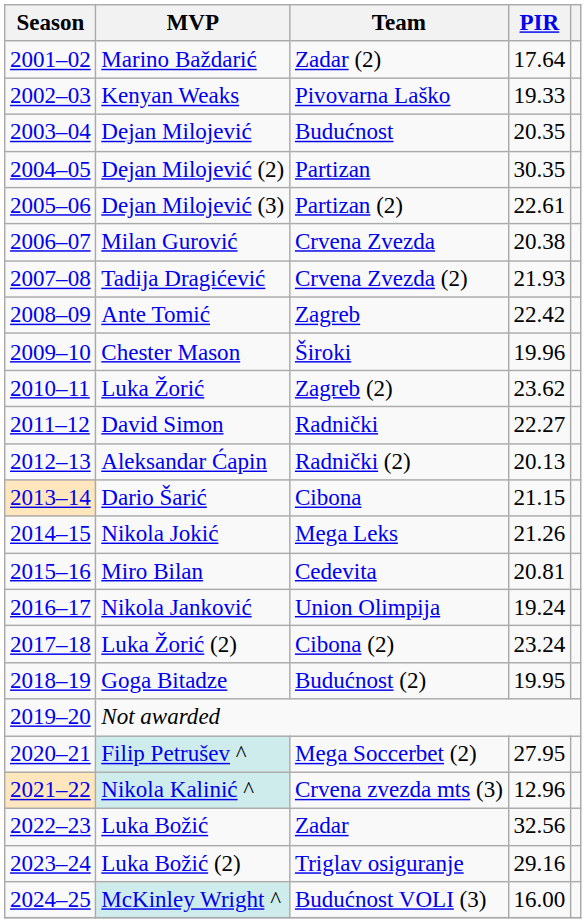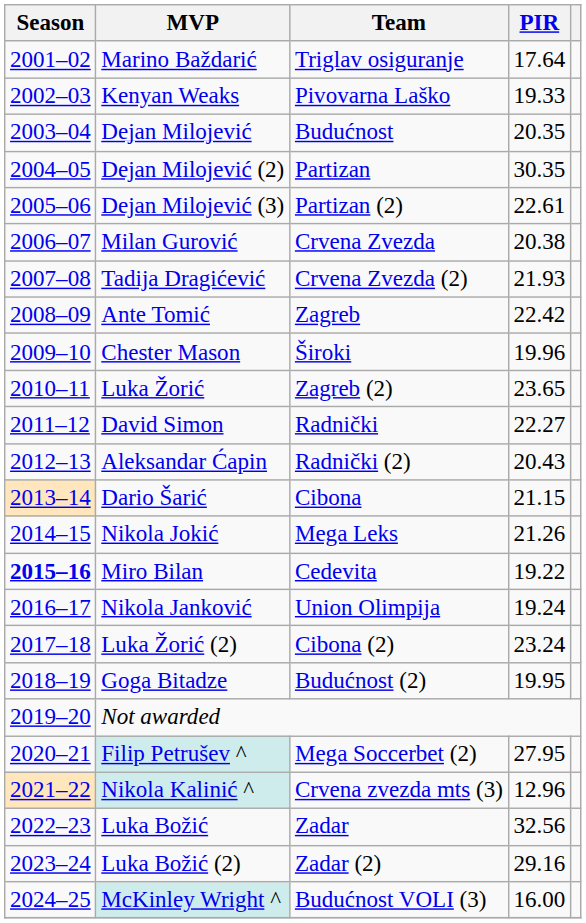(338, 59) Zadar (2) -> (379, 59) Triglav osiguranje
(539, 388) 23.62 -> (539, 388) 23.65
(539, 461) 20.13 -> (539, 461) 20.43
(50, 570) normal -> (50, 570) bold
(539, 570) 20.81 -> (539, 570) 19.22
(379, 863) Triglav osiguranje -> (338, 863) Zadar (2)
